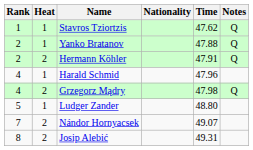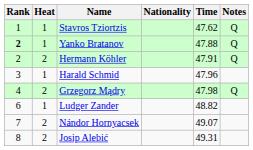(18, 43) normal -> (18, 43) bold
(18, 75) 4 -> (18, 75) 3
(18, 106) 5 -> (18, 106) 6
(207, 106) 48.80 -> (207, 106) 48.82
